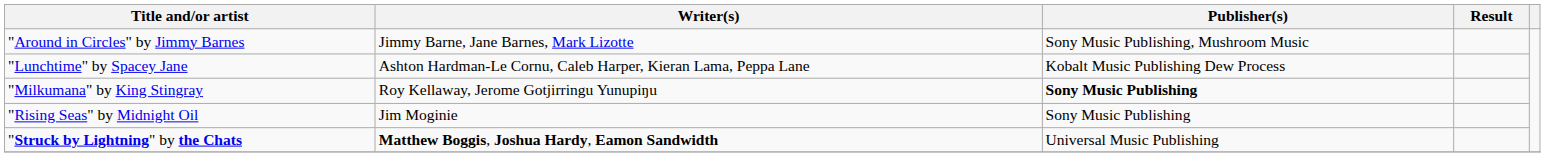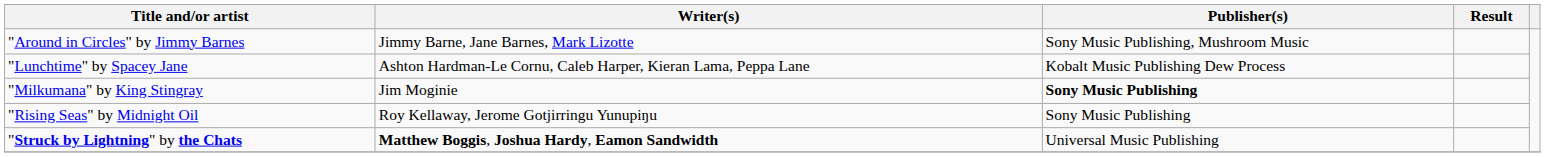(518, 90) Roy Kellaway, Jerome Gotjirringu Yunupiŋu -> (418, 90) Jim Moginie
(418, 115) Jim Moginie -> (518, 115) Roy Kellaway, Jerome Gotjirringu Yunupiŋu
